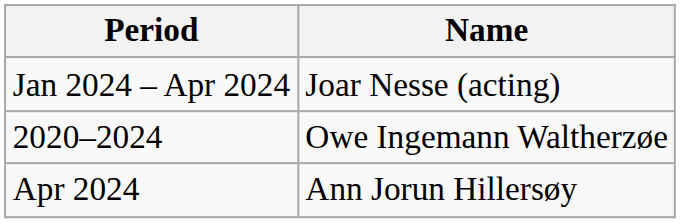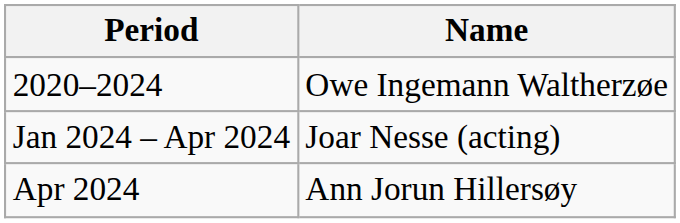rows swapped: (88, 136) <-> (151, 83)
